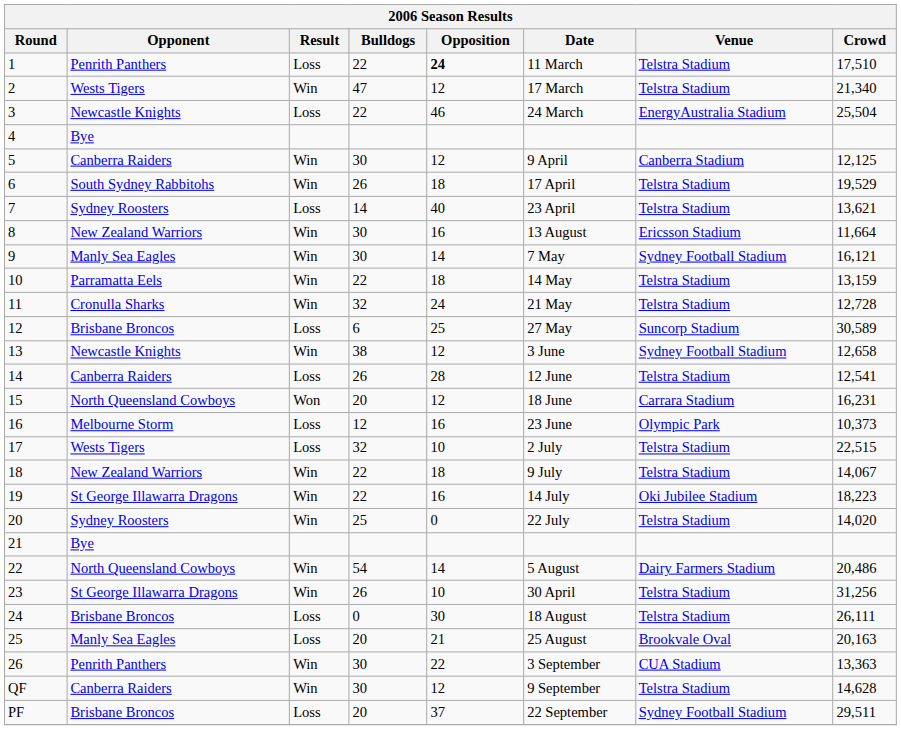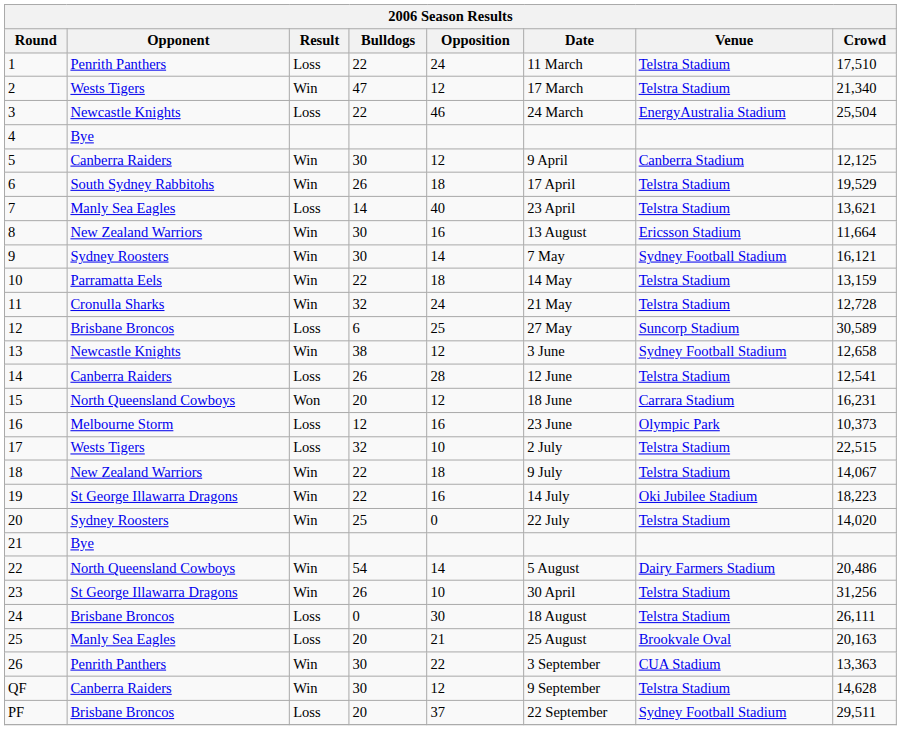(438, 64) bold -> (438, 64) normal
(119, 208) Sydney Roosters -> (123, 208) Manly Sea Eagles
(123, 256) Manly Sea Eagles -> (119, 256) Sydney Roosters
